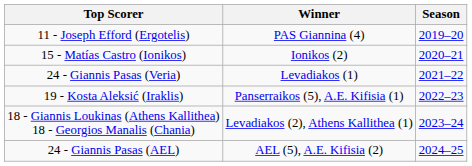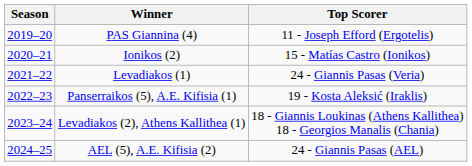columns swapped: (441, 14) <-> (113, 14)
